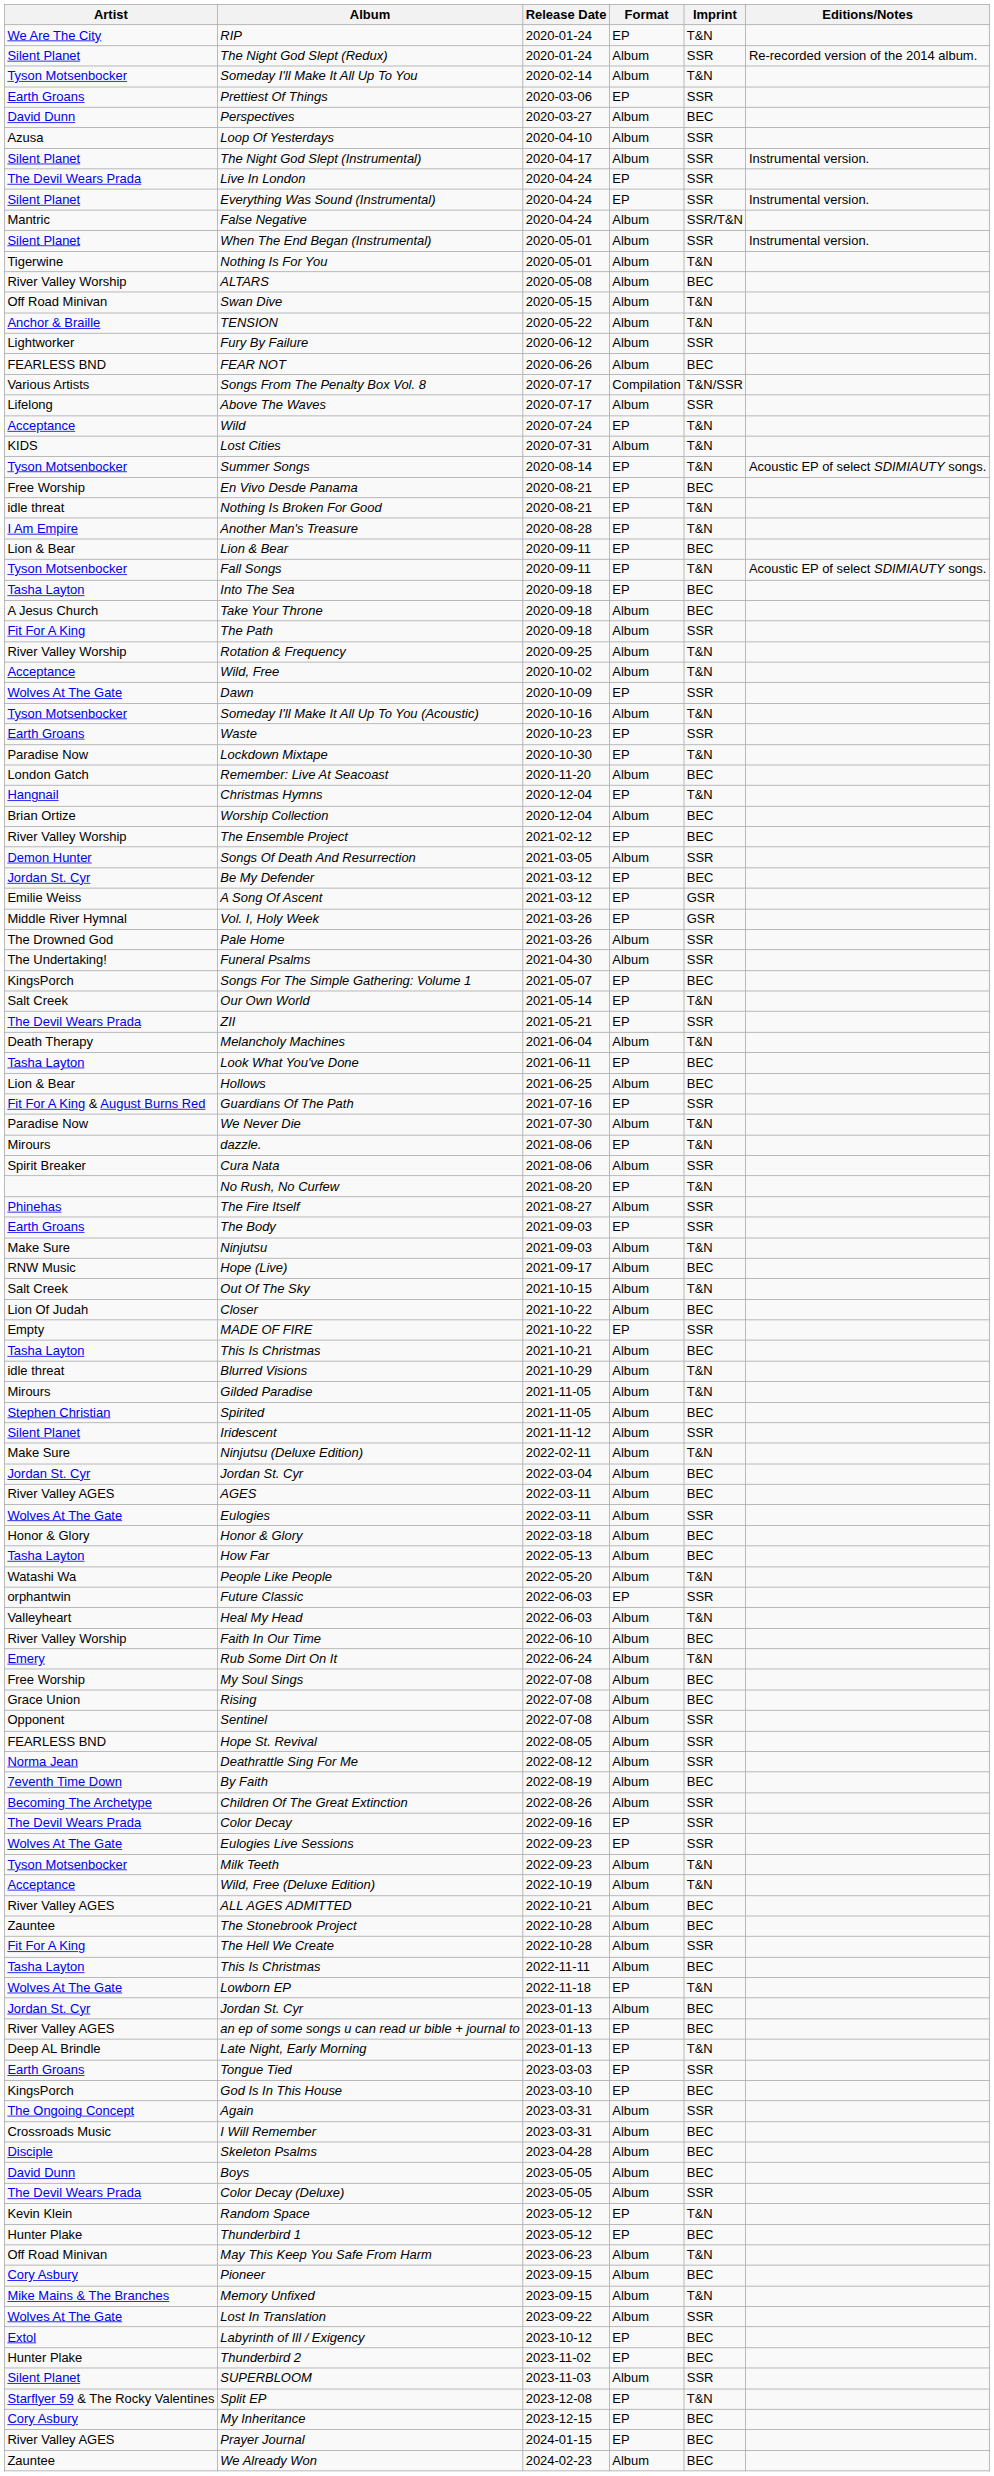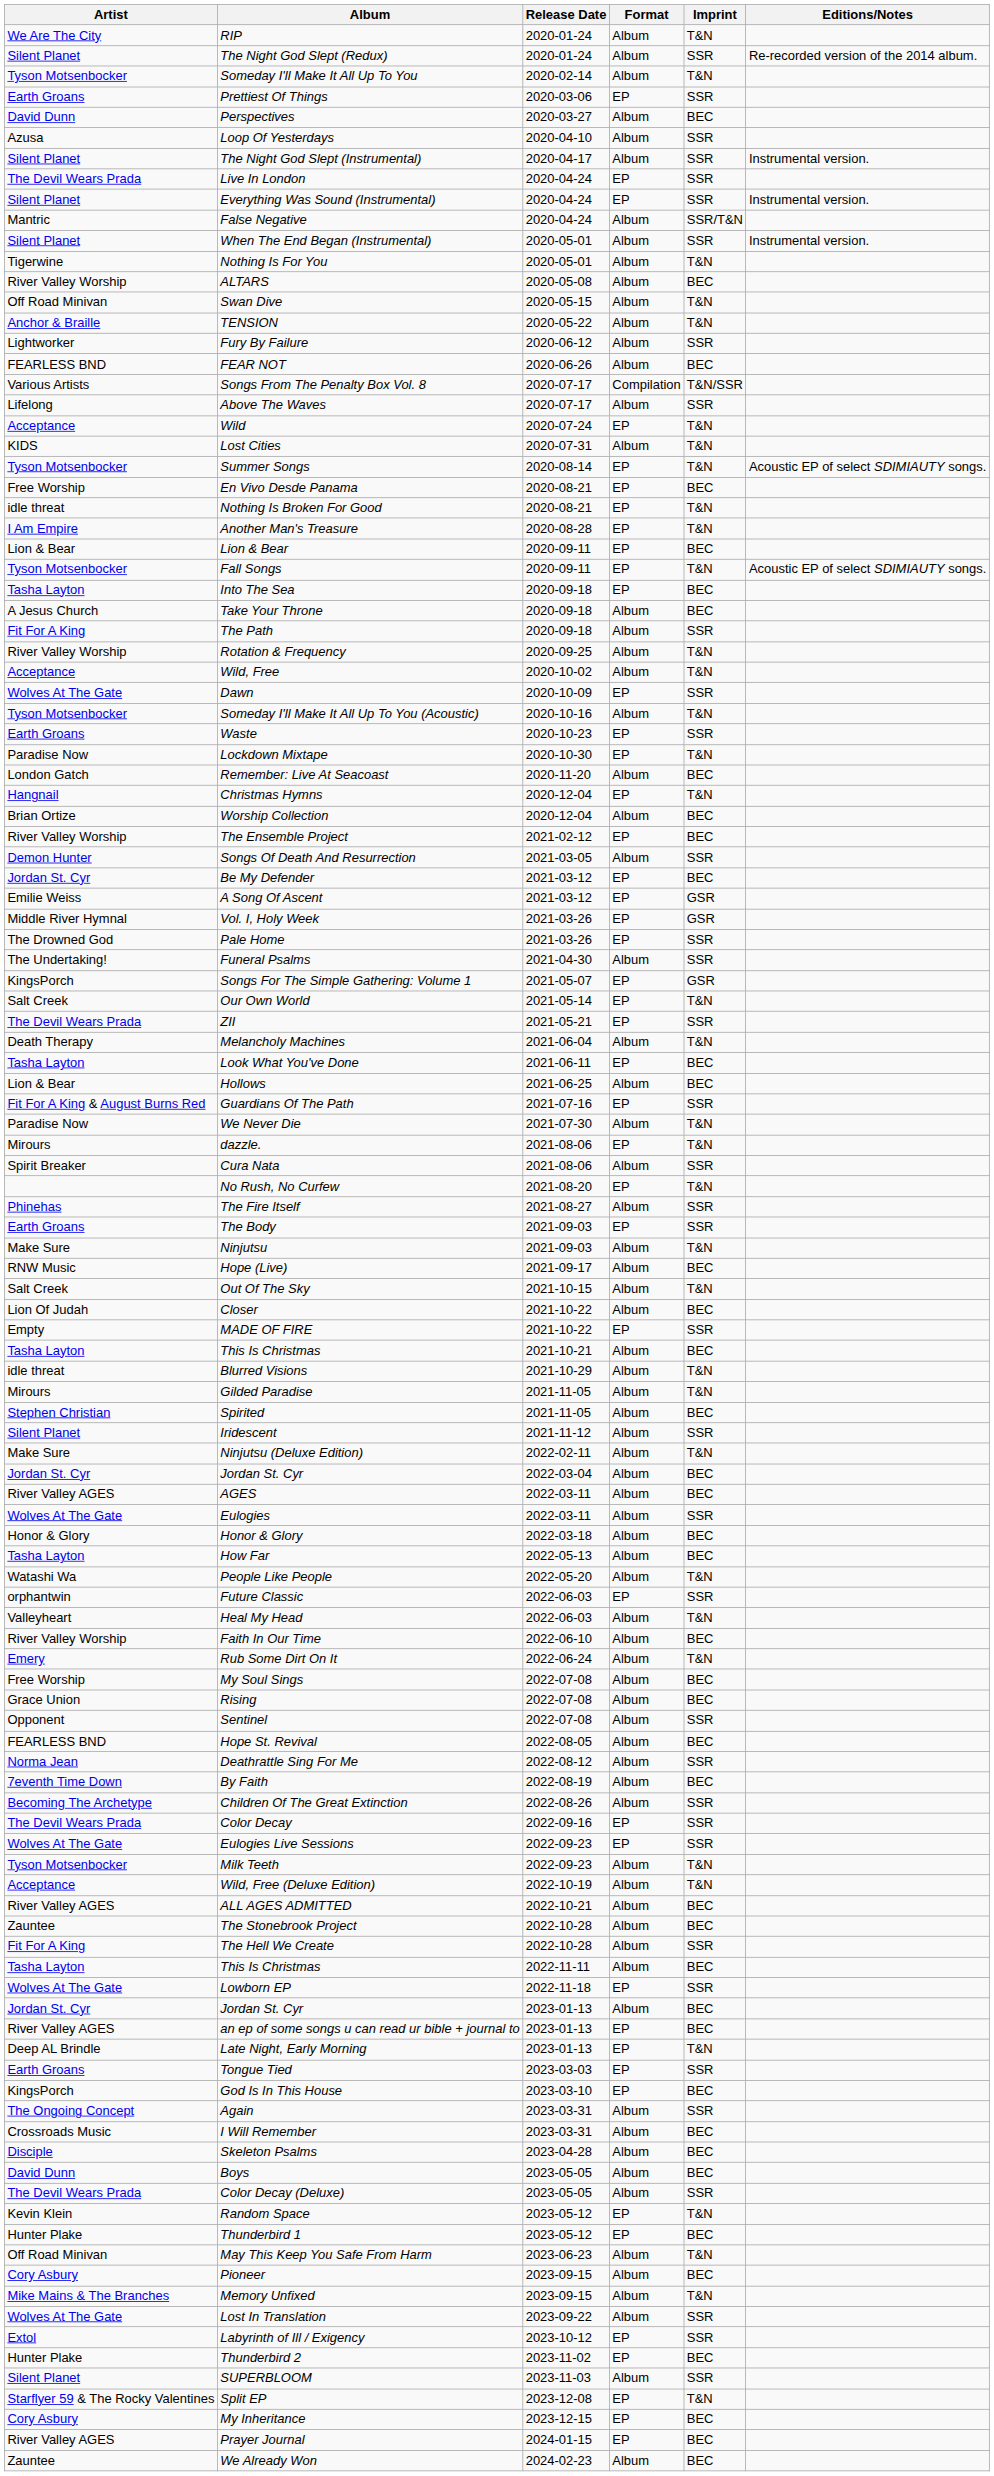(621, 35) EP -> (631, 35) Album
(631, 939) Album -> (621, 939) EP
(700, 980) BEC -> (701, 980) GSR
(700, 1741) SSR -> (700, 1741) BEC
(700, 1987) T&N -> (700, 1987) SSR
(700, 2337) BEC -> (700, 2337) SSR
